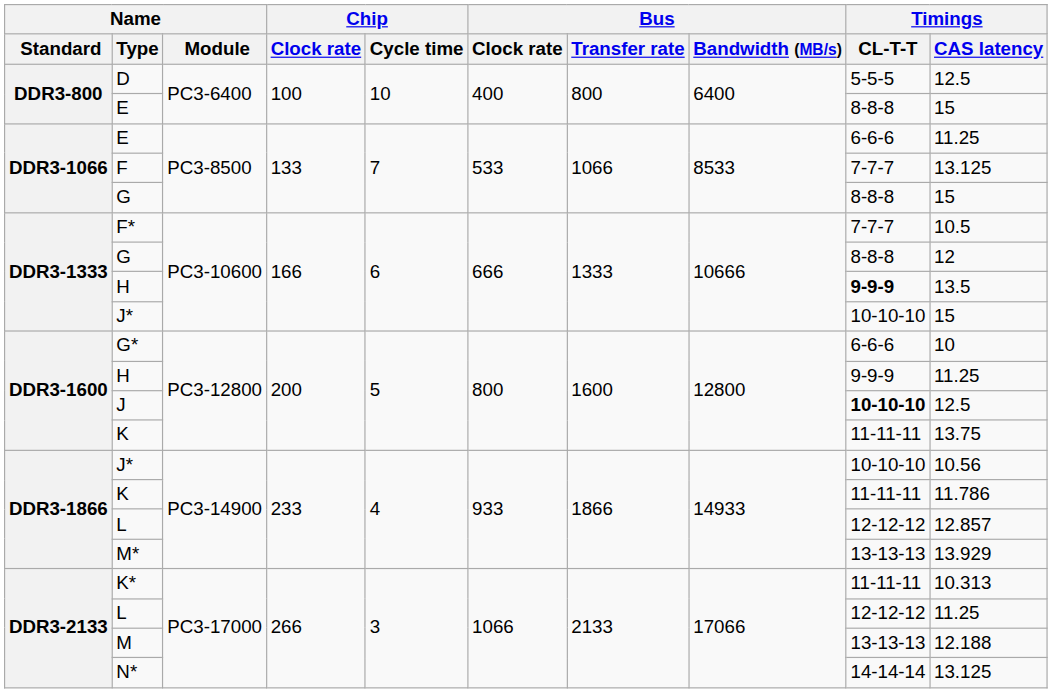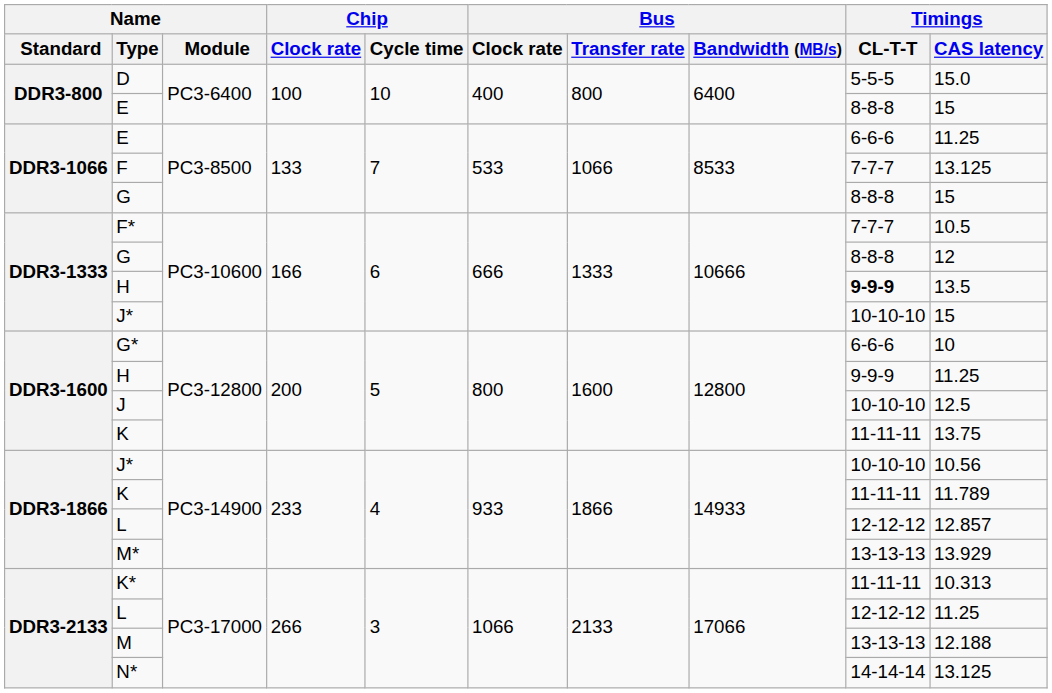(952, 78) 12.5 -> (952, 78) 15.0
(888, 405) bold -> (888, 405) normal
(962, 494) 11.786 -> (962, 494) 11.789
